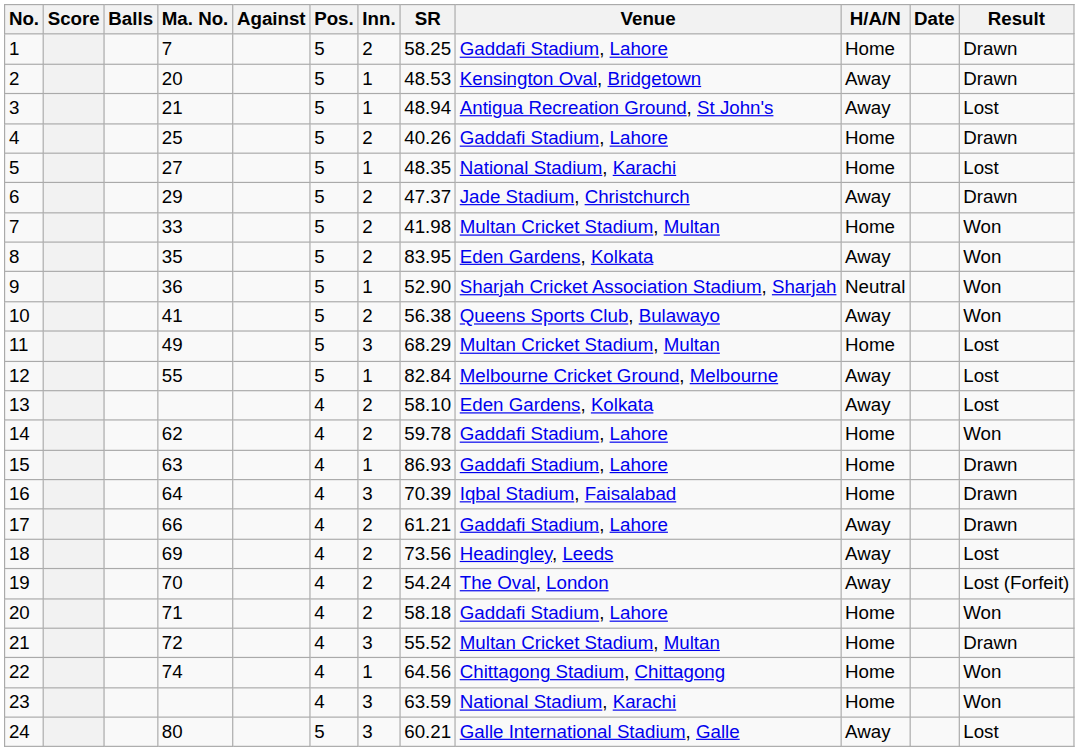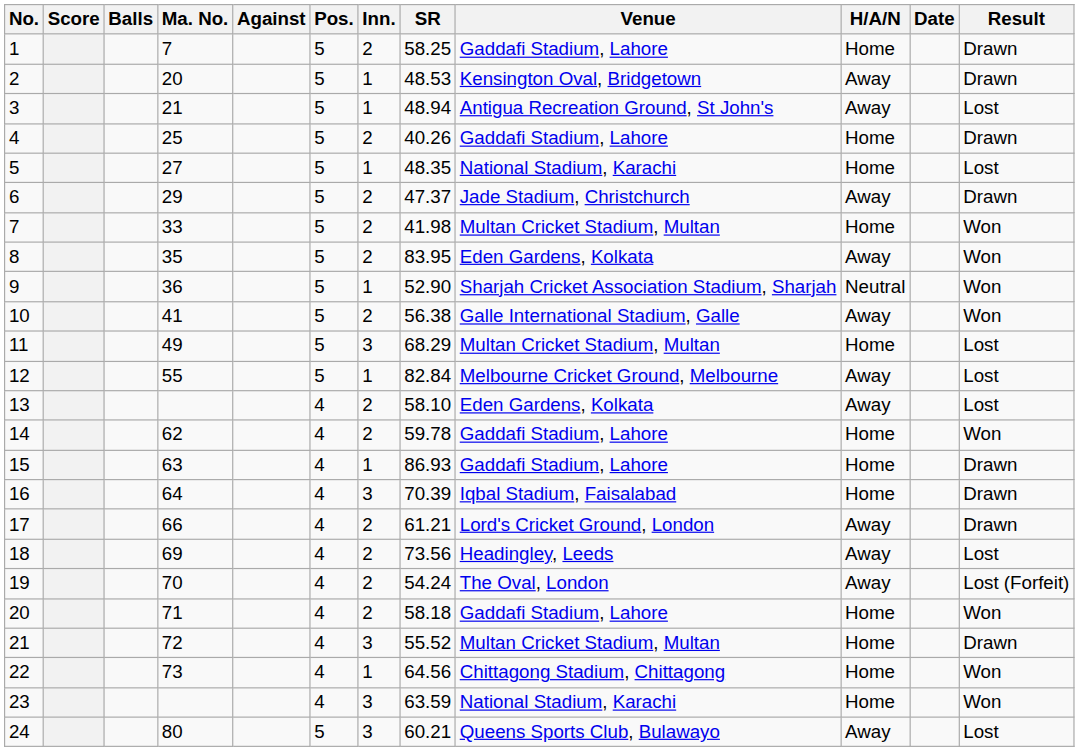(590, 316) Queens Sports Club, Bulawayo -> (600, 316) Galle International Stadium, Galle
(564, 524) Gaddafi Stadium, Lahore -> (587, 524) Lord's Cricket Ground, London
(172, 672) 74 -> (172, 672) 73
(600, 731) Galle International Stadium, Galle -> (590, 731) Queens Sports Club, Bulawayo
